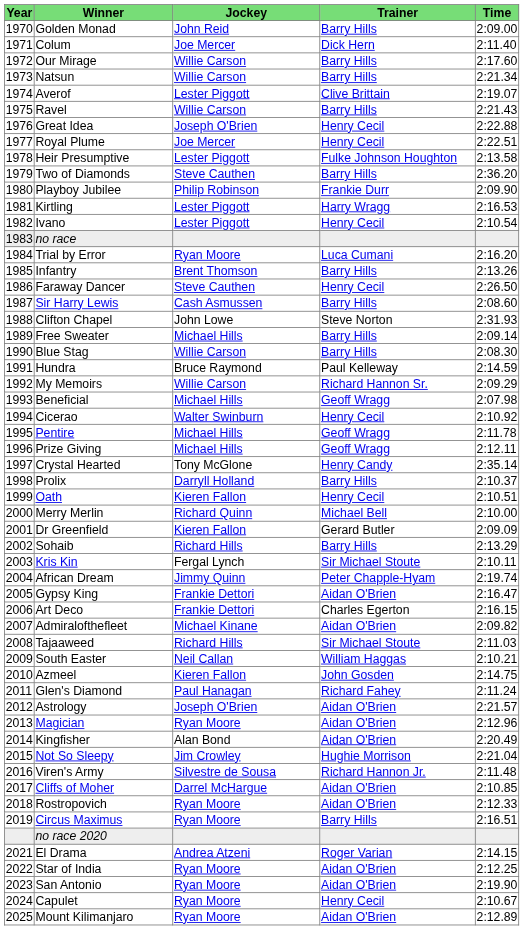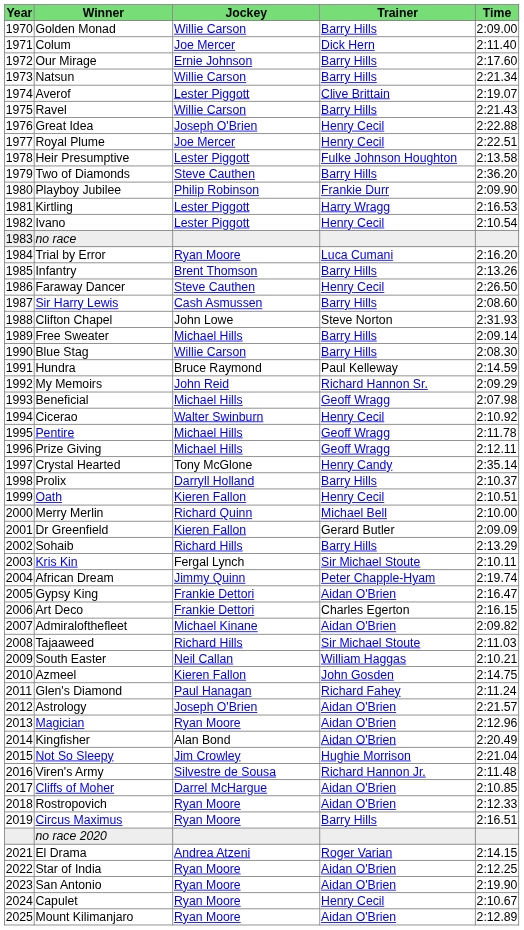(202, 29) John Reid -> (210, 29) Willie Carson
(210, 61) Willie Carson -> (213, 61) Ernie Johnson
(210, 384) Willie Carson -> (202, 384) John Reid
